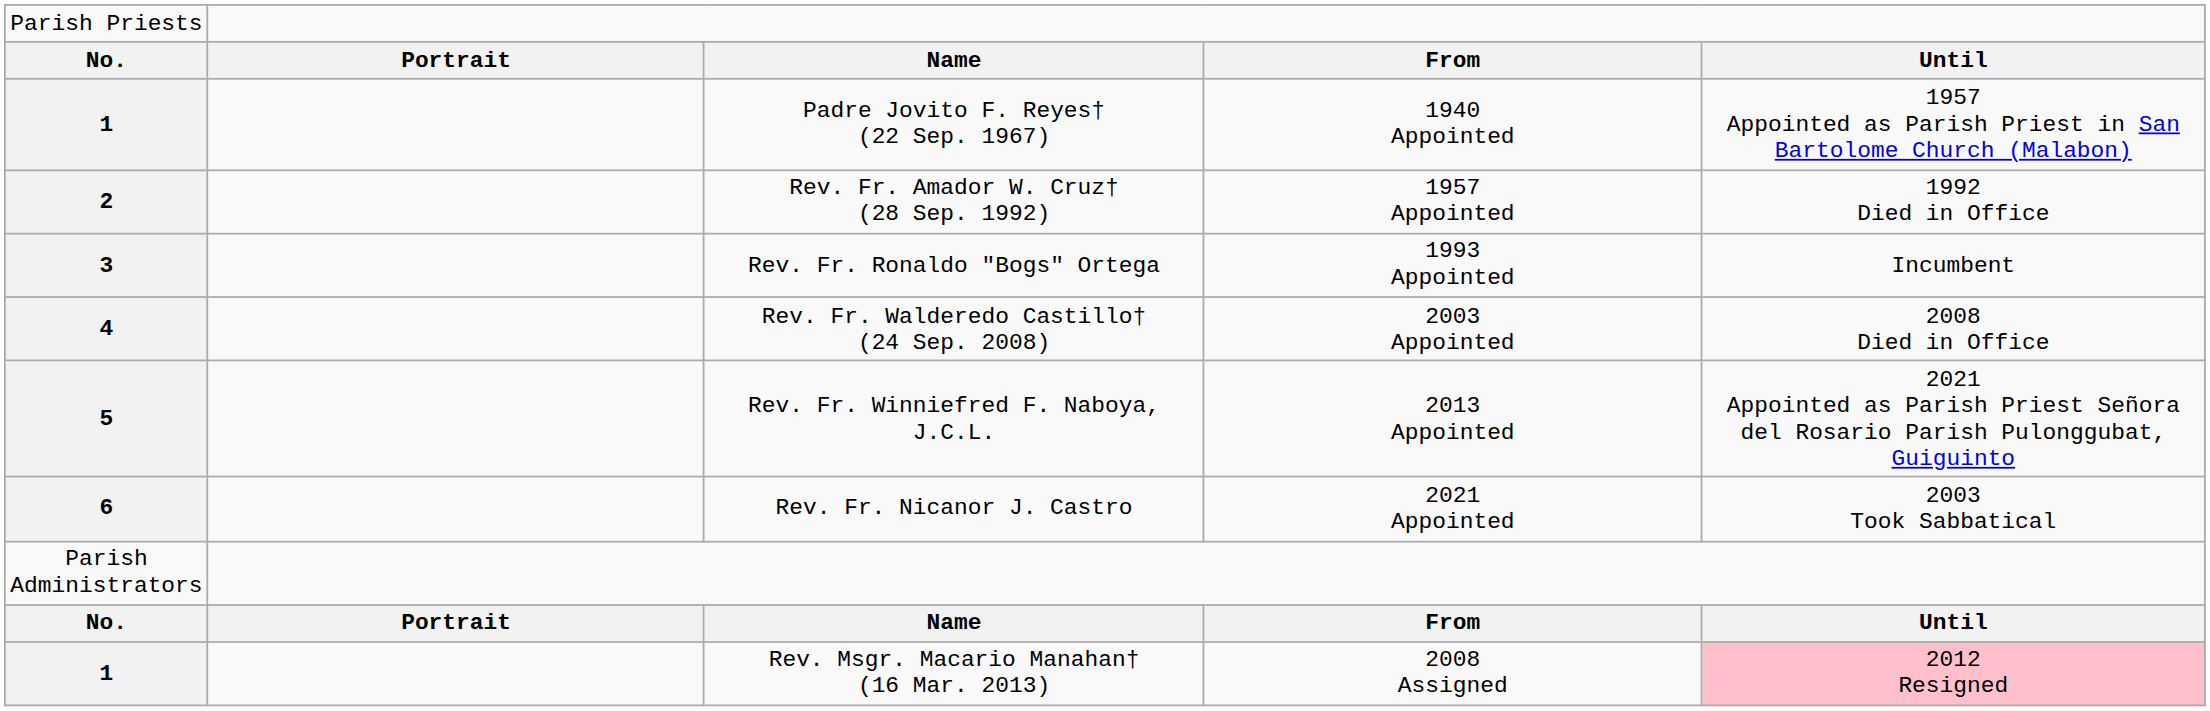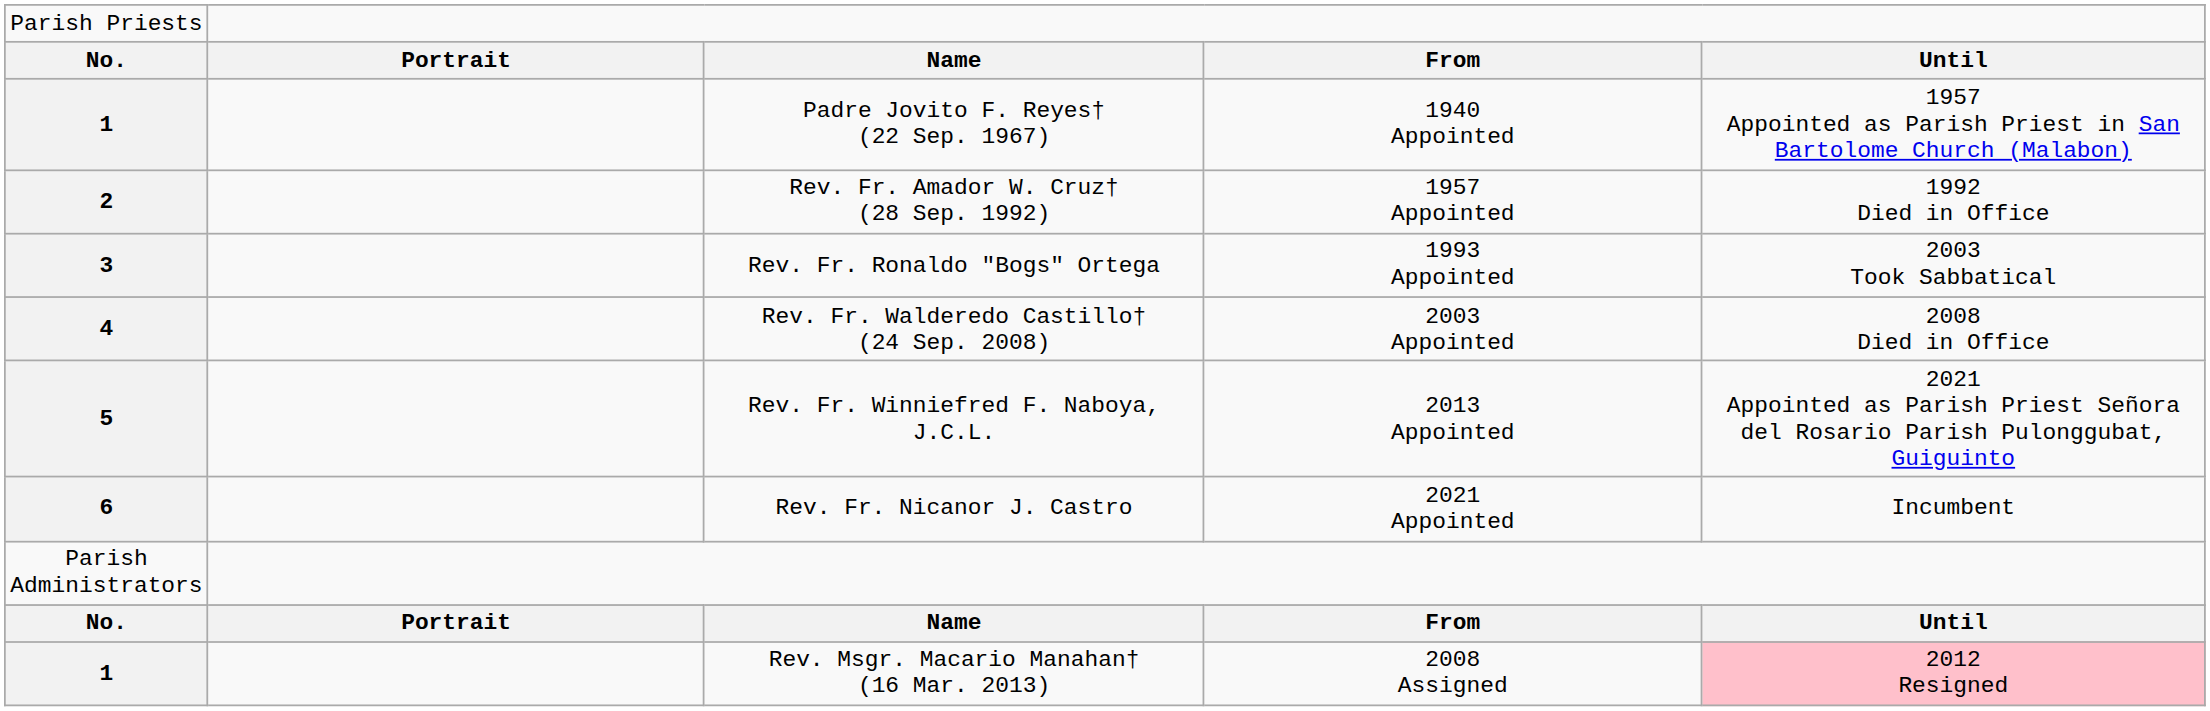(1953, 265) Incumbent -> (1953, 265) 2003 Took Sabbatical
(1953, 509) 2003 Took Sabbatical -> (1953, 509) Incumbent
